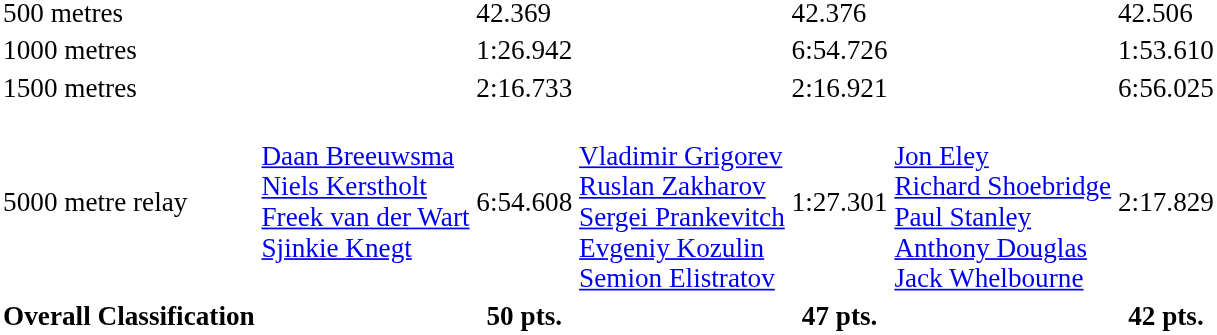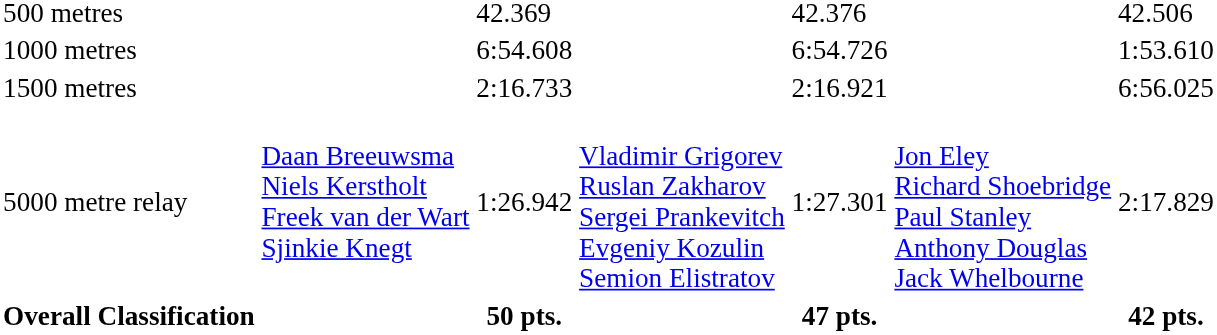(524, 50) 1:26.942 -> (524, 50) 6:54.608
(524, 201) 6:54.608 -> (524, 201) 1:26.942
